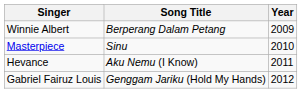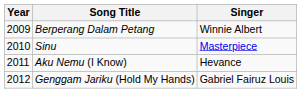columns swapped: (282, 12) <-> (54, 12)
